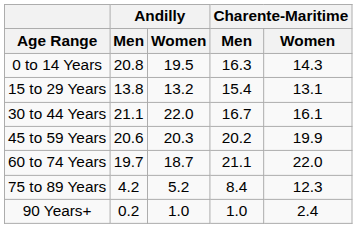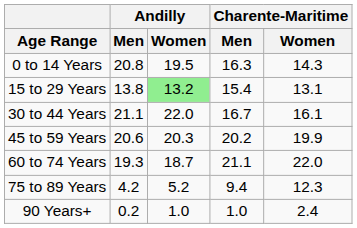(179, 89) no background -> (179, 89) lightgreen background
(129, 162) 19.7 -> (129, 162) 19.3
(237, 187) 8.4 -> (237, 187) 9.4
